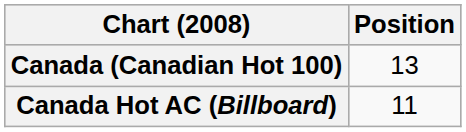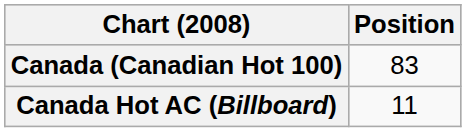(404, 65) 13 -> (404, 65) 83
